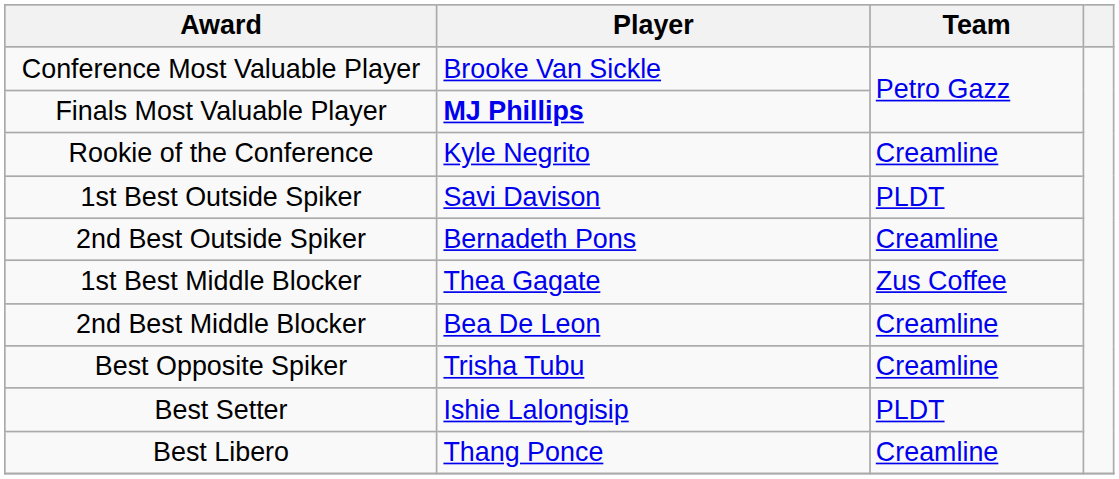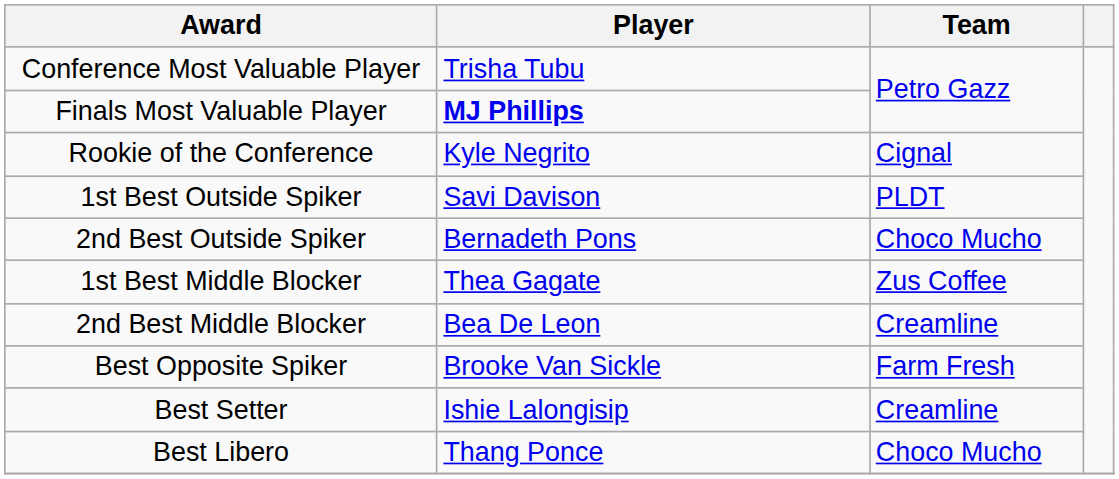(552, 68) Brooke Van Sickle -> (514, 68) Trisha Tubu
(937, 153) Creamline -> (914, 153) Cignal
(937, 238) Creamline -> (959, 238) Choco Mucho
(514, 366) Trisha Tubu -> (552, 366) Brooke Van Sickle
(937, 366) Creamline -> (945, 366) Farm Fresh
(910, 409) PLDT -> (937, 409) Creamline
(937, 452) Creamline -> (959, 452) Choco Mucho
